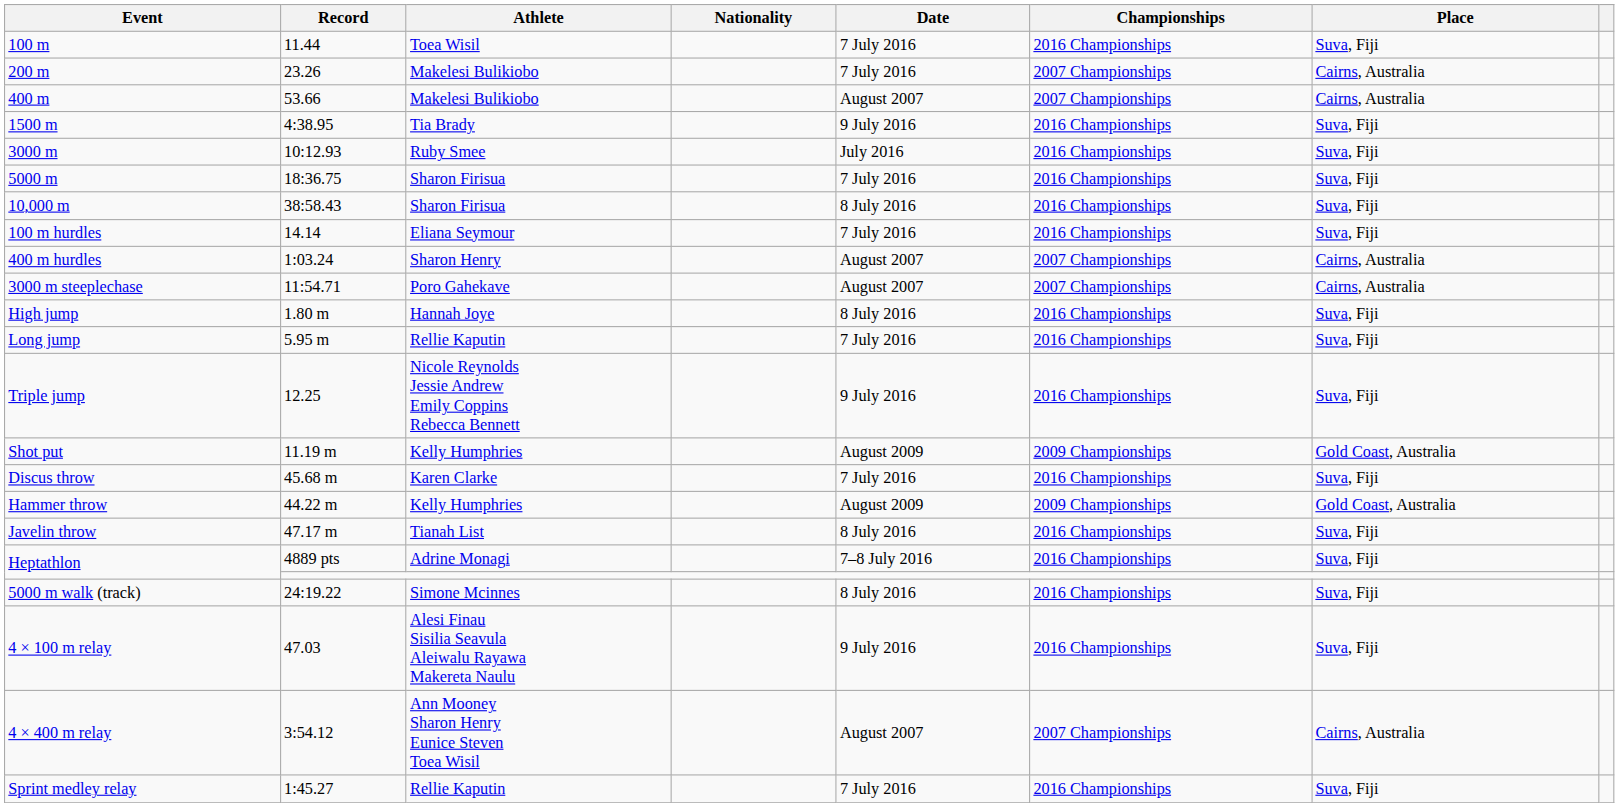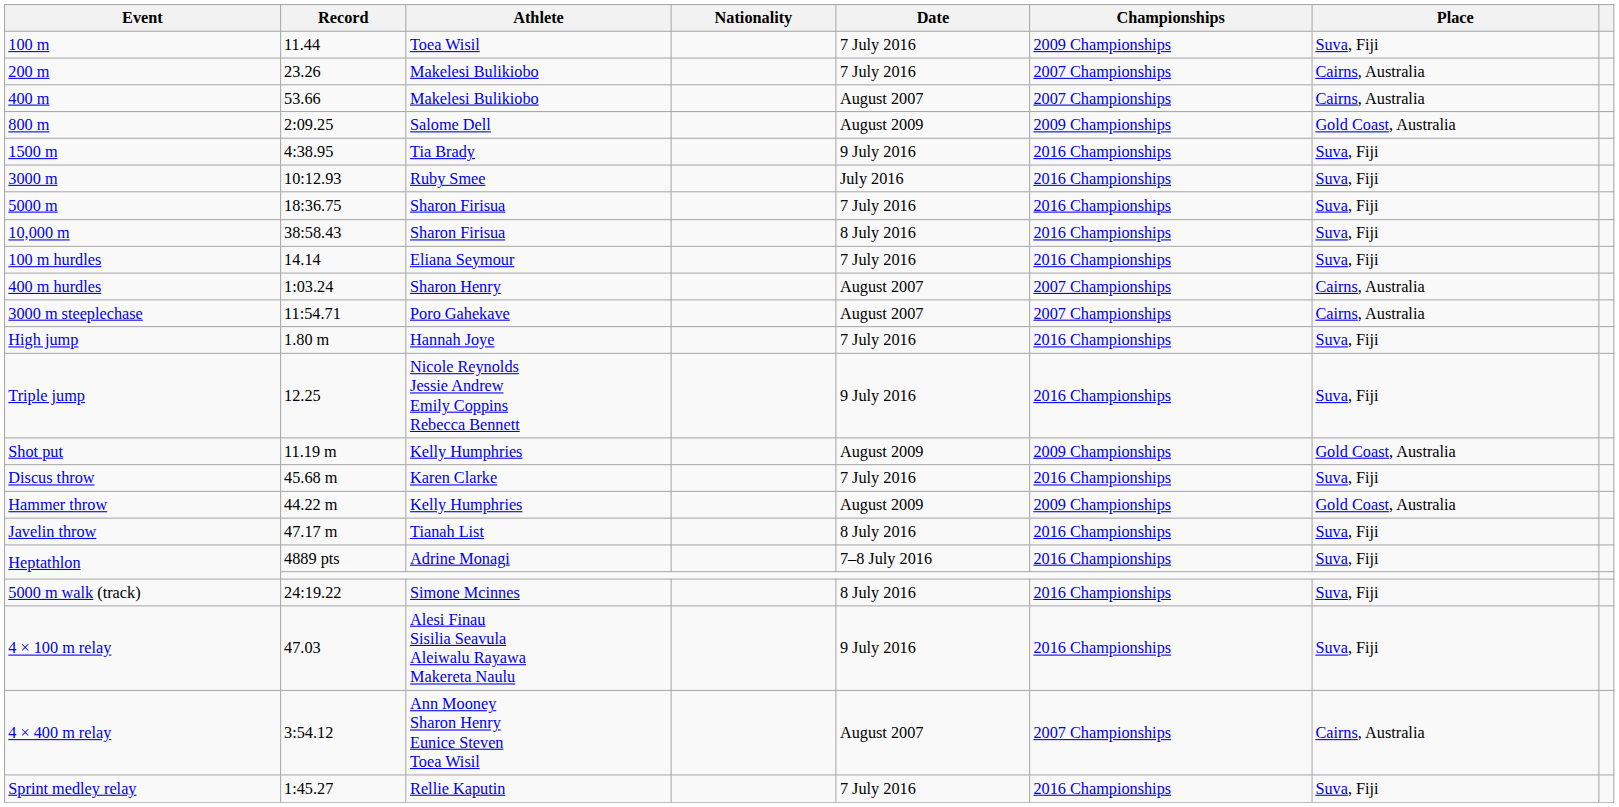(1102, 44) 2016 Championships -> (1102, 44) 2009 Championships
+ row: (29, 125)
(878, 313) 8 July 2016 -> (878, 339) 7 July 2016
- row: (44, 339)
